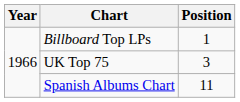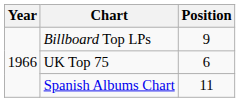(206, 39) 1 -> (206, 39) 9
(206, 62) 3 -> (206, 62) 6
